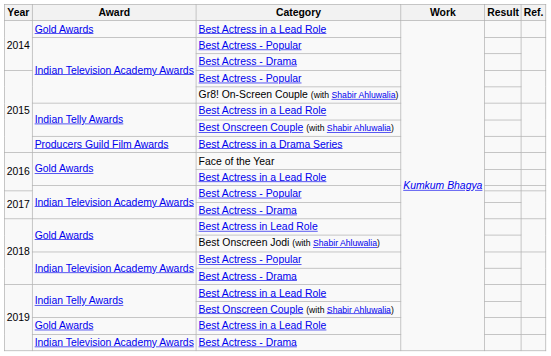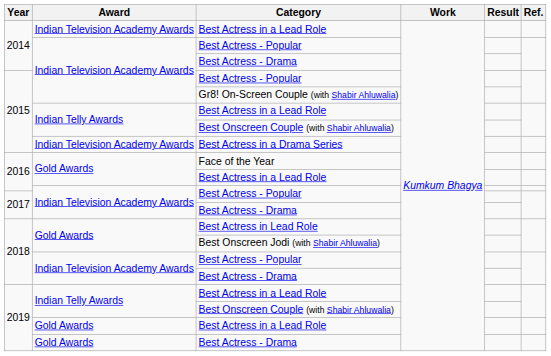(64, 29) Gold Awards -> (114, 29) Indian Television Academy Awards
(102, 144) Producers Guild Film Awards -> (114, 144) Indian Television Academy Awards
(114, 342) Indian Television Academy Awards -> (64, 342) Gold Awards
